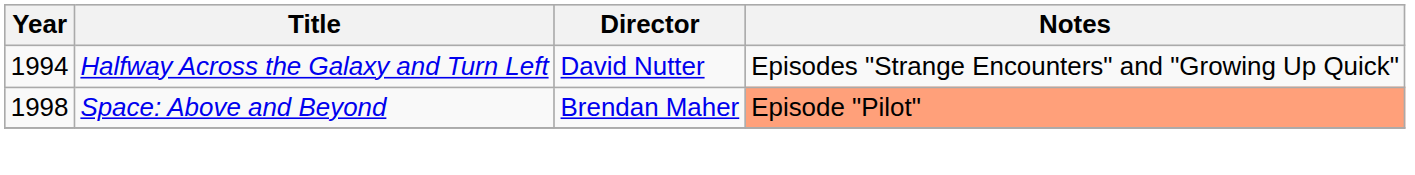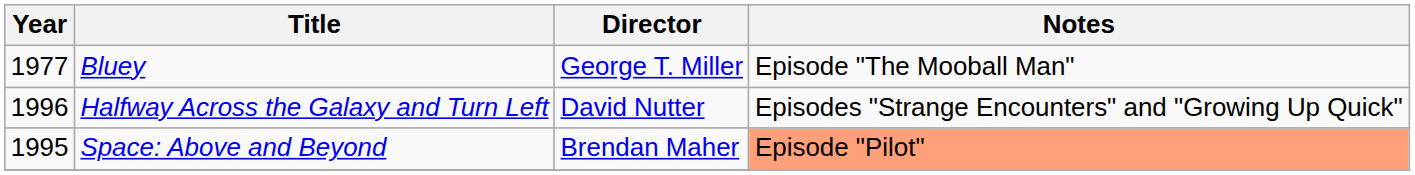+ row: (113, 66)
(40, 66) 1994 -> (40, 107) 1996
(40, 107) 1998 -> (40, 148) 1995
